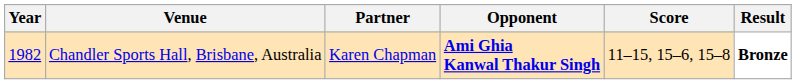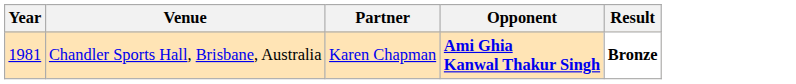- column: (669, 18)
(25, 55) 1982 -> (25, 55) 1981
